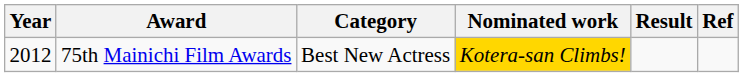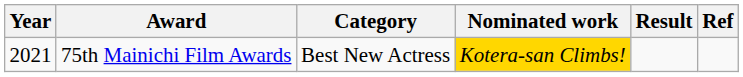(30, 54) 2012 -> (30, 54) 2021
